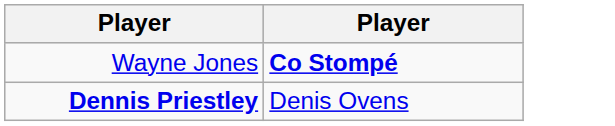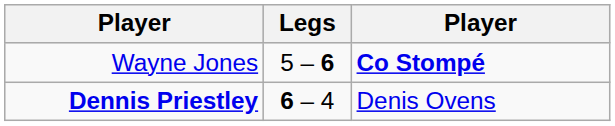+ column: (307, 23)
